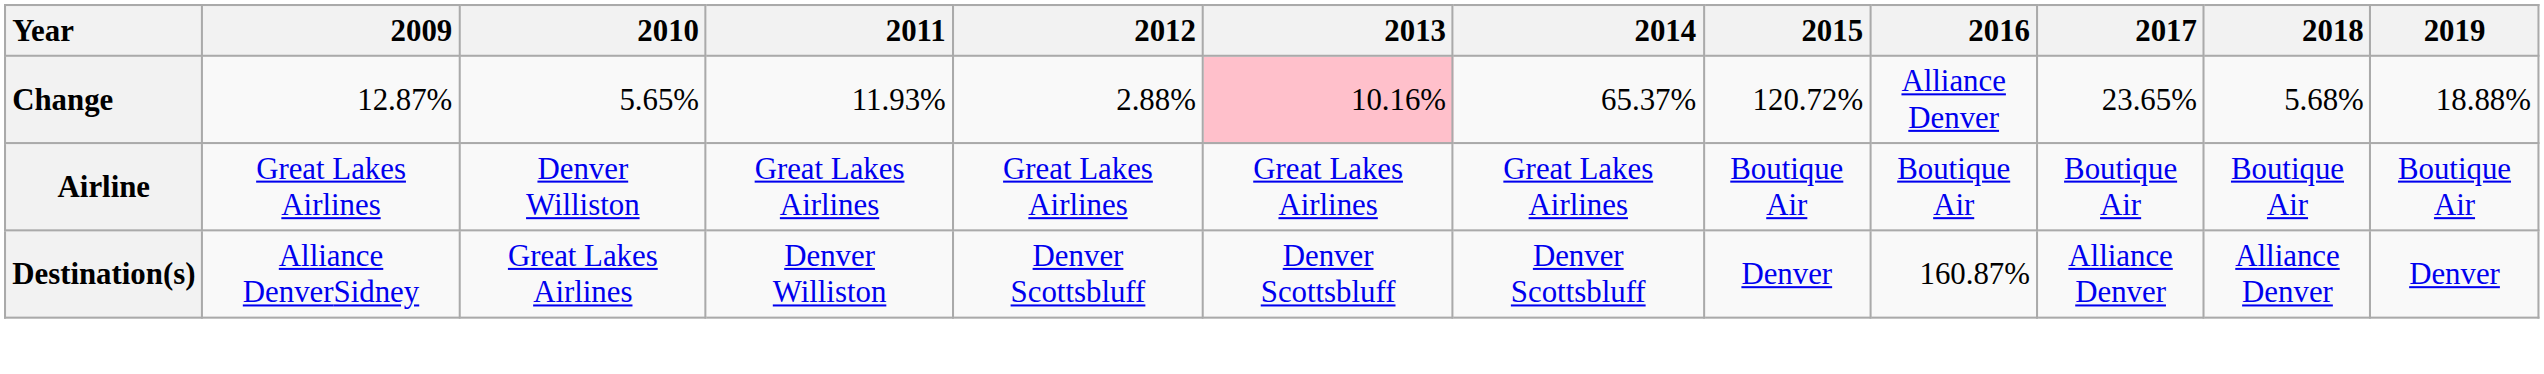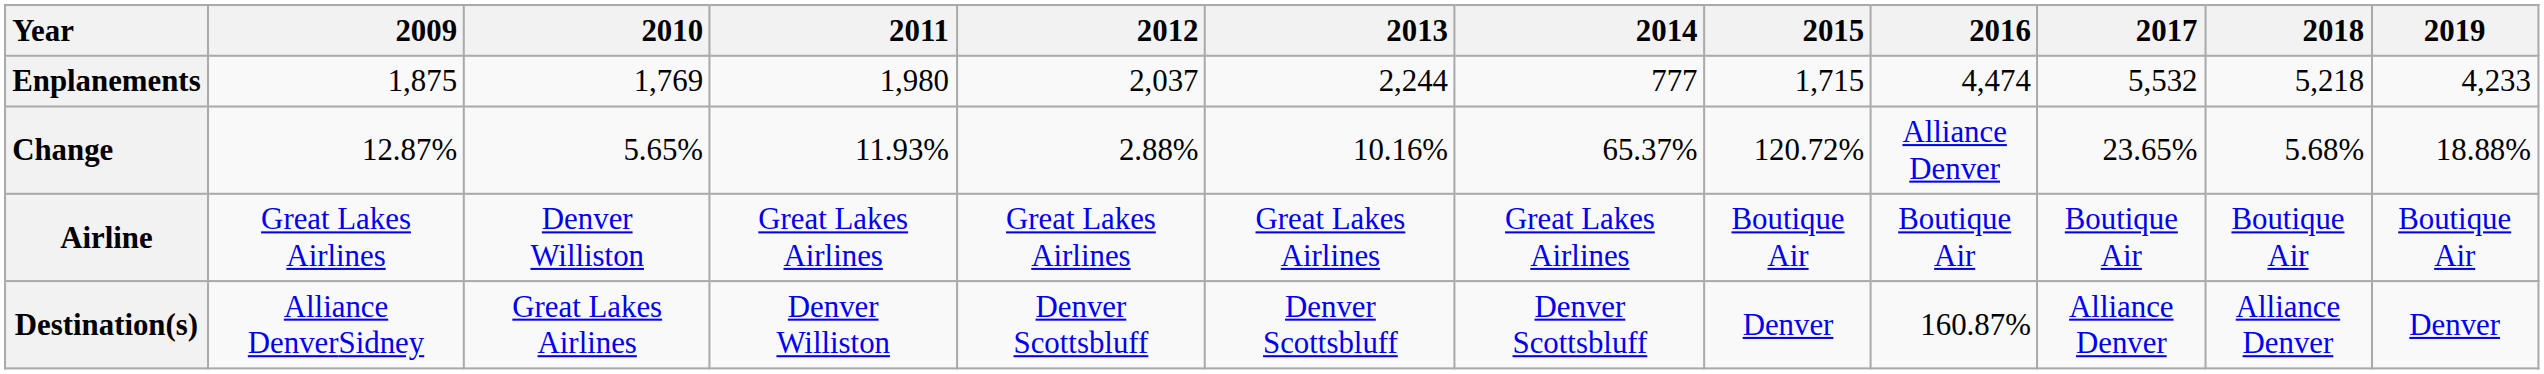+ row: (106, 81)
(1398, 99) pink background -> (1400, 150) no background
